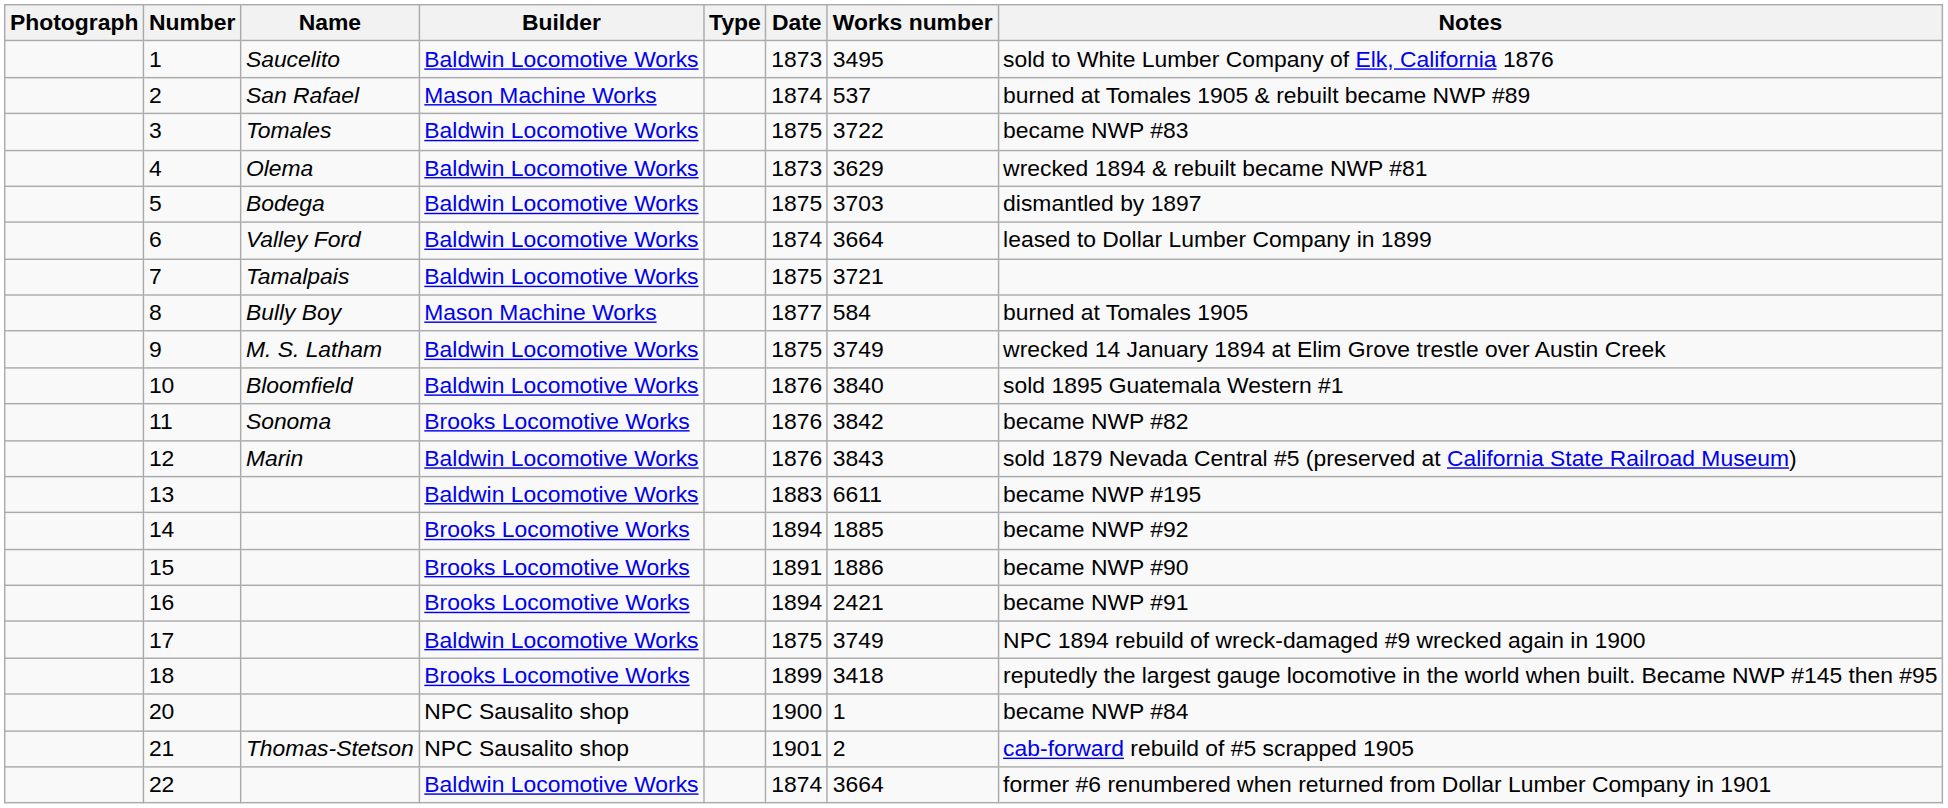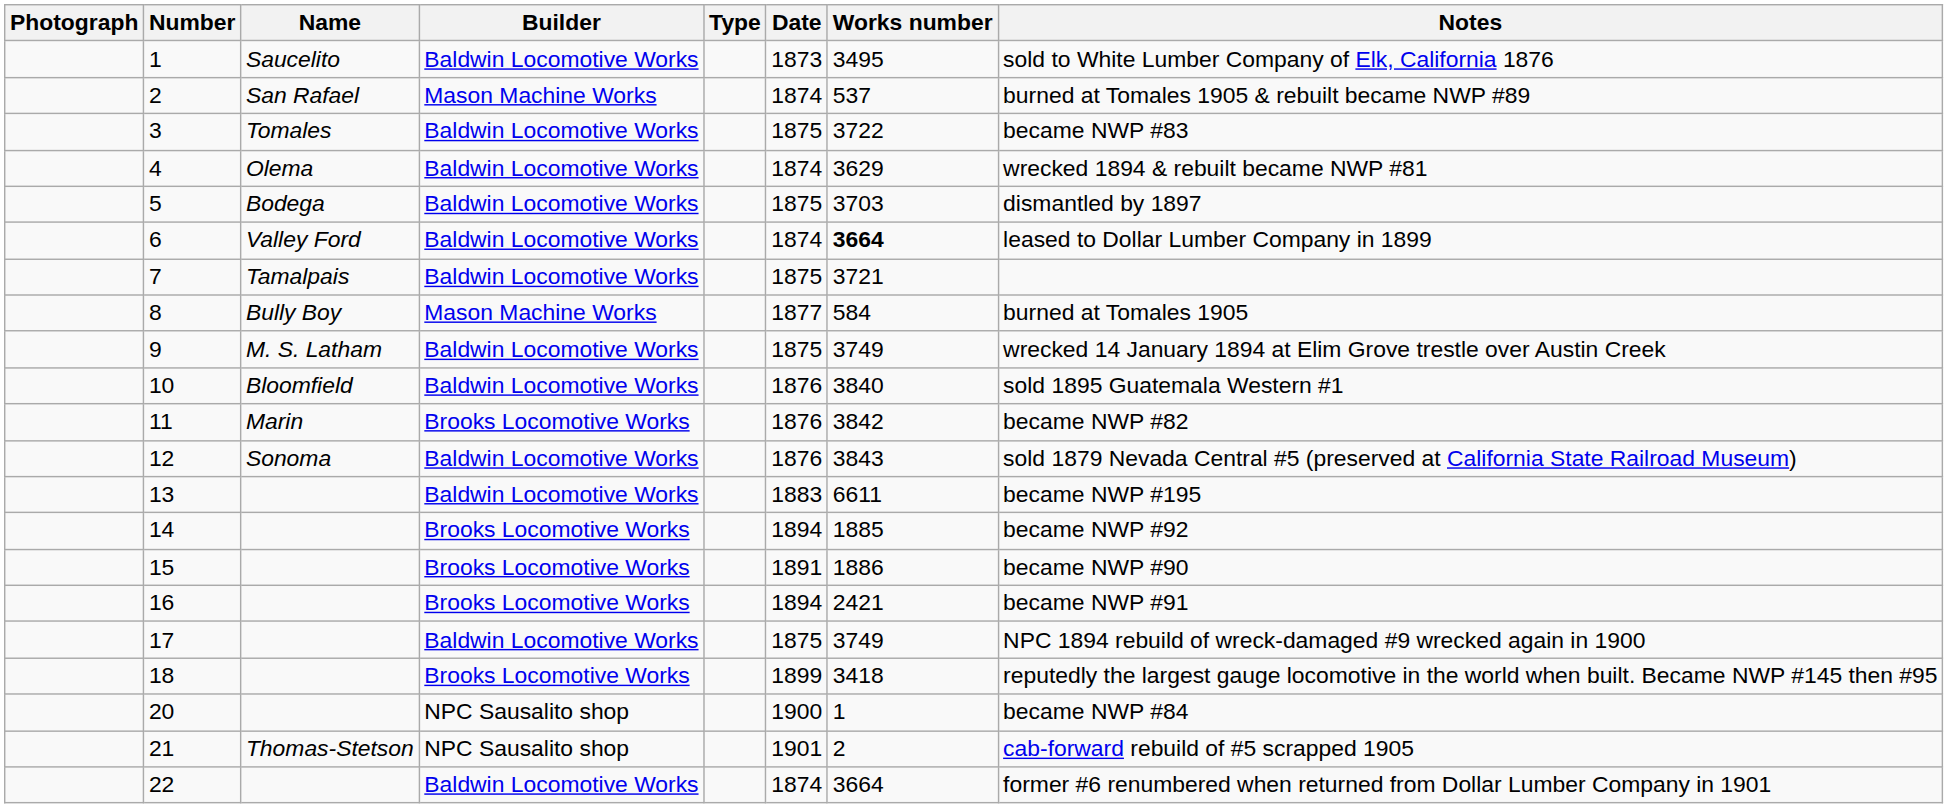(797, 167) 1873 -> (797, 167) 1874
(858, 240) normal -> (858, 240) bold
(289, 421) Sonoma -> (275, 421) Marin
(275, 458) Marin -> (289, 458) Sonoma
